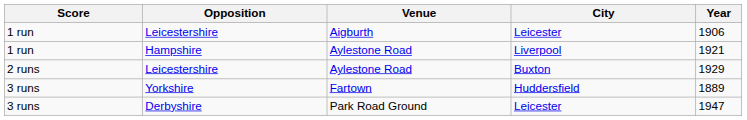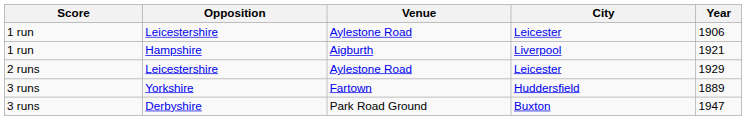(351, 32) Aigburth -> (371, 32) Aylestone Road
(371, 50) Aylestone Road -> (351, 50) Aigburth
(532, 69) Buxton -> (538, 69) Leicester
(538, 106) Leicester -> (532, 106) Buxton
